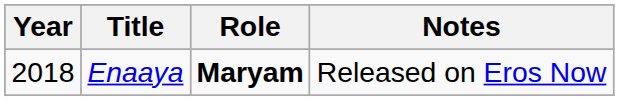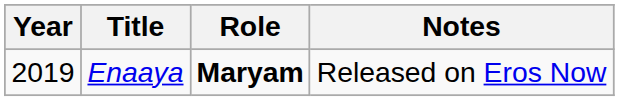(43, 71) 2018 -> (43, 71) 2019
